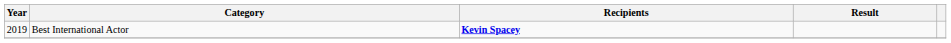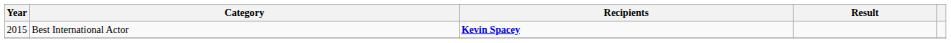(17, 29) 2019 -> (17, 29) 2015
